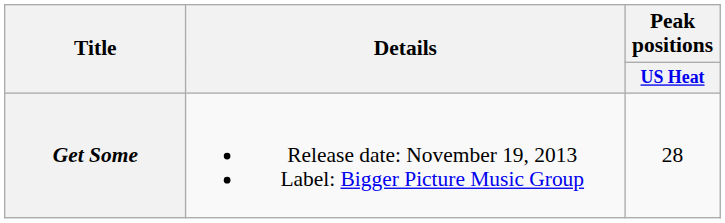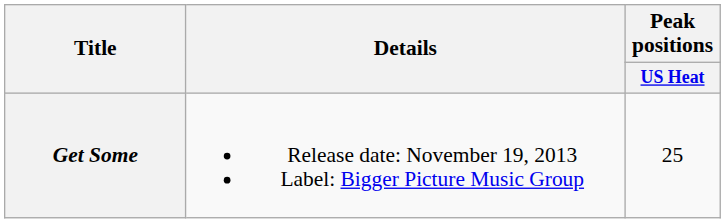(673, 155) 28 -> (673, 155) 25
